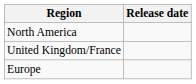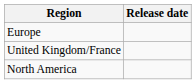rows swapped: (24, 69) <-> (42, 32)
